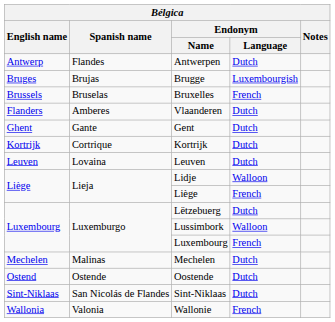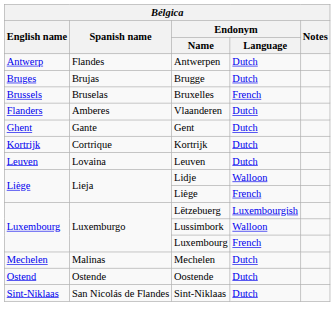(265, 78) Luxembourgish -> (245, 78) Dutch
(245, 210) Dutch -> (265, 210) Luxembourgish
- row: (193, 309)
